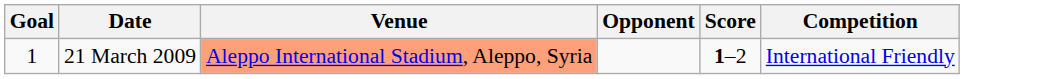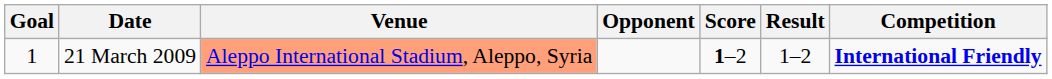+ column: (795, 21)
(860, 55) normal -> (938, 55) bold
